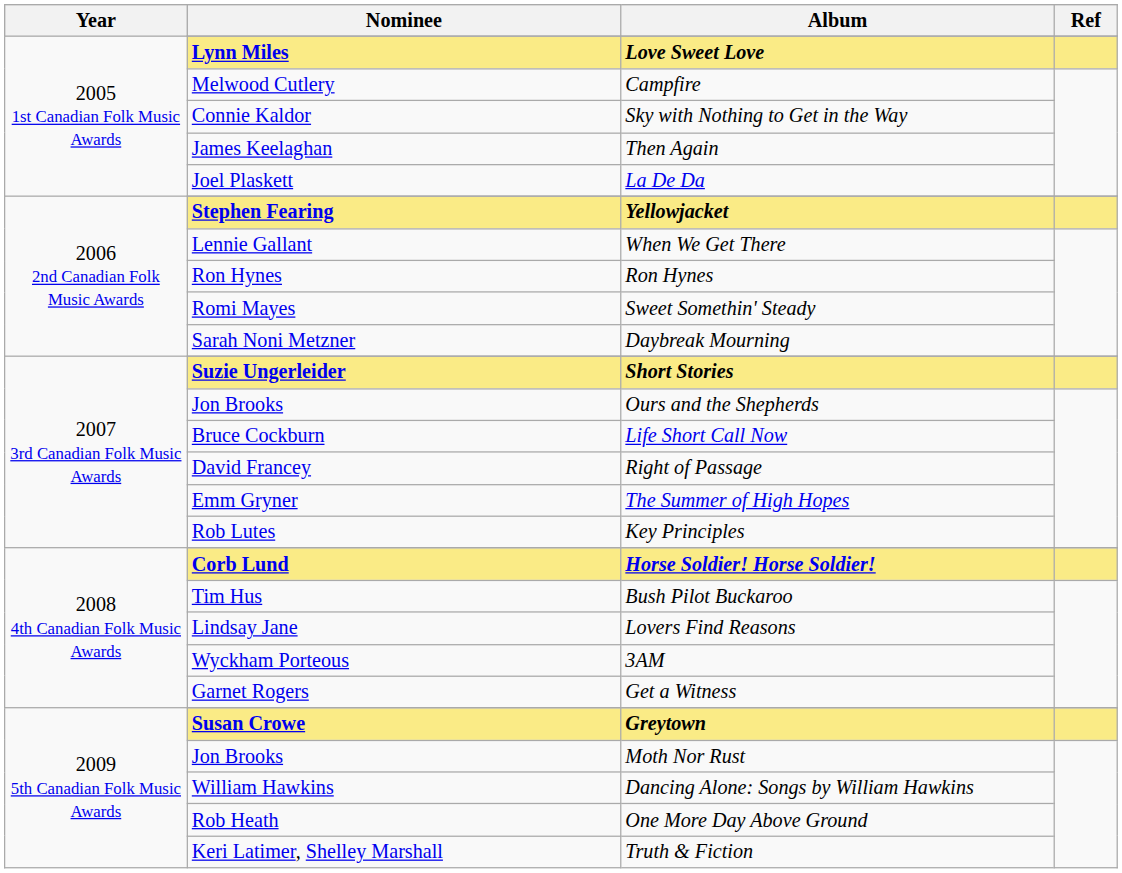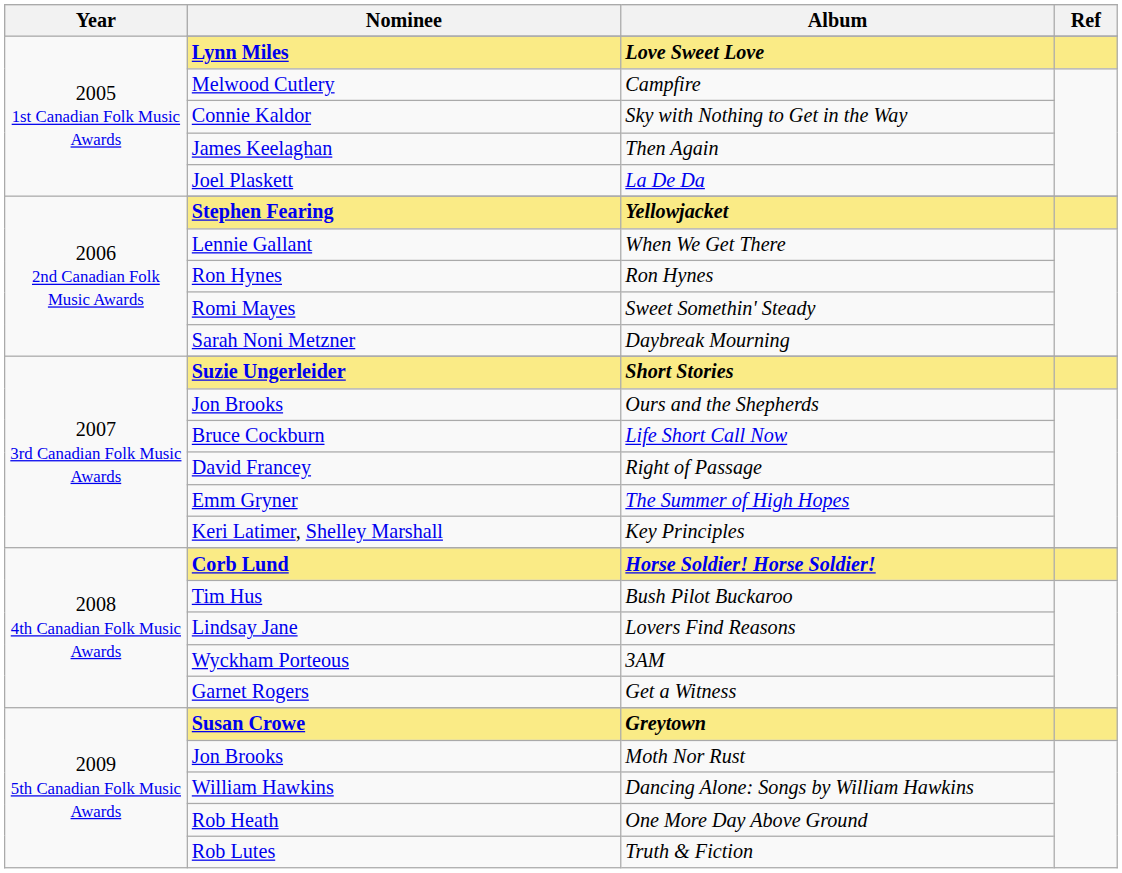(234, 532) Rob Lutes -> (317, 532) Keri Latimer, Shelley Marshall
(317, 851) Keri Latimer, Shelley Marshall -> (234, 851) Rob Lutes
